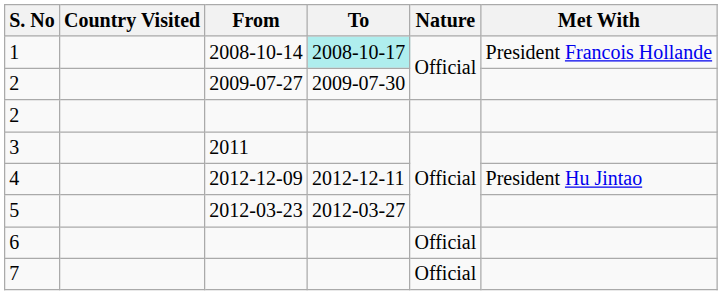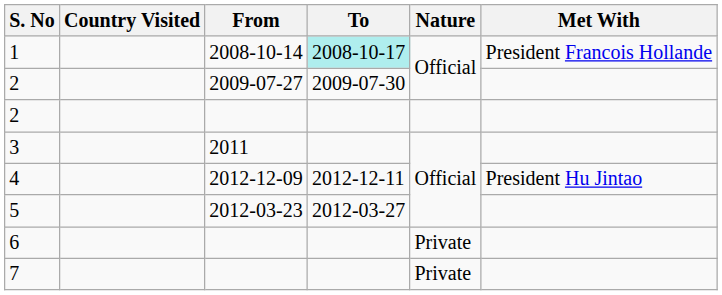(445, 242) Official -> (443, 242) Private
(445, 274) Official -> (443, 274) Private
